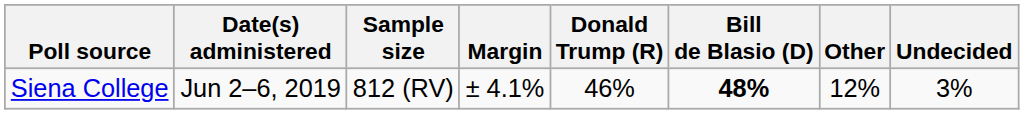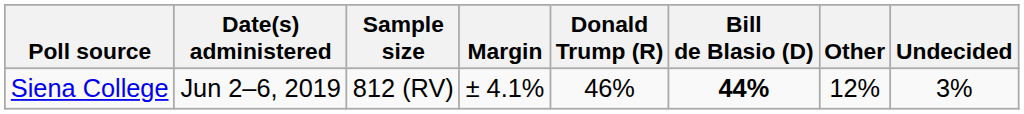(744, 89) 48% -> (744, 89) 44%
